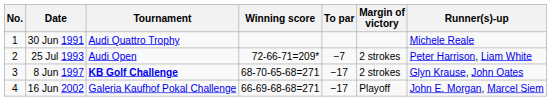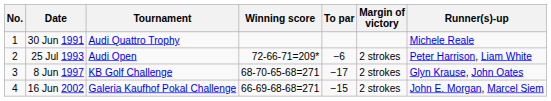(339, 56) −7 -> (339, 56) −6
(133, 72) bold -> (130, 72) normal
(339, 88) −17 -> (339, 88) −15
(375, 88) Playoff -> (380, 88) 2 strokes
